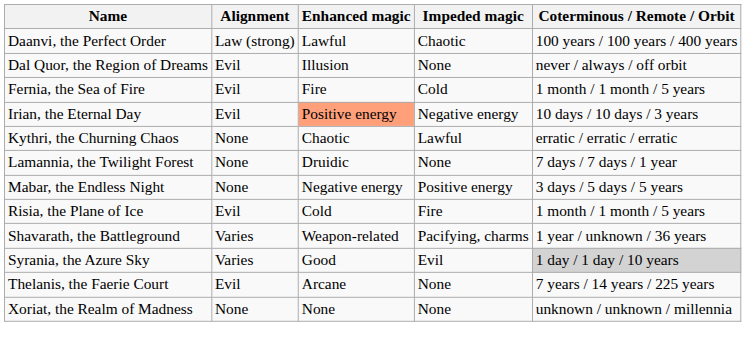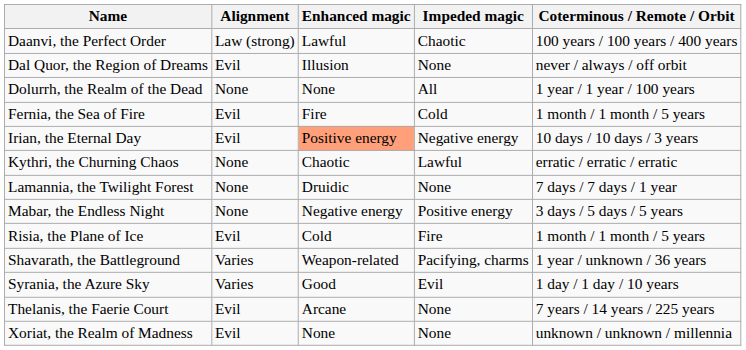+ row: (105, 89)
(607, 260) lightgrey background -> (607, 284) no background
(232, 308) None -> (228, 333) Evil
